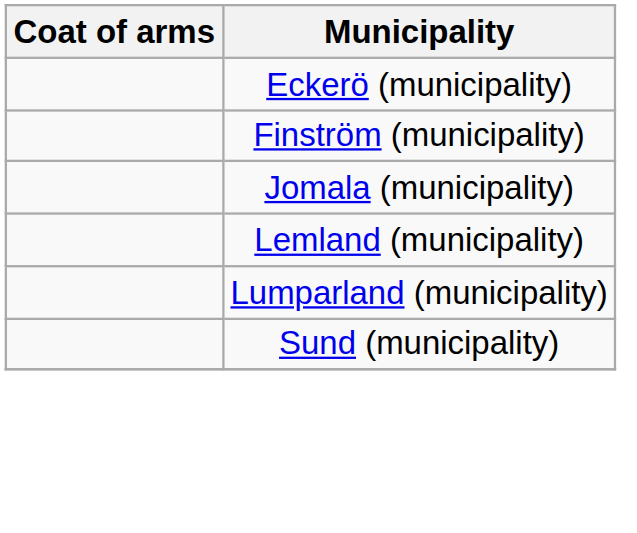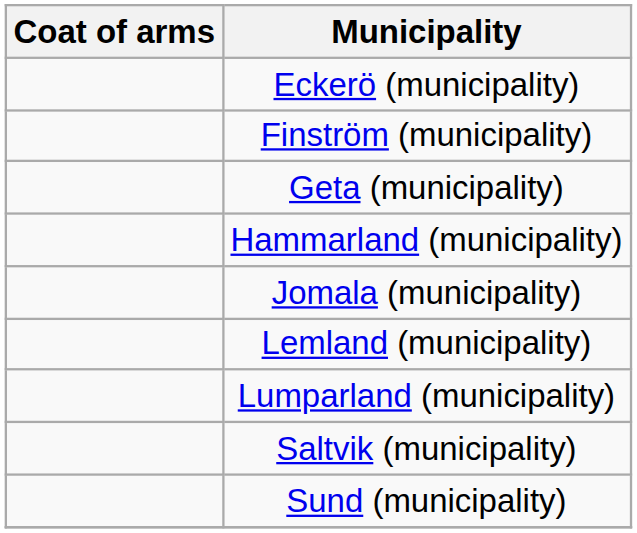+ row: (426, 188)
+ row: (426, 240)
+ row: (426, 448)
